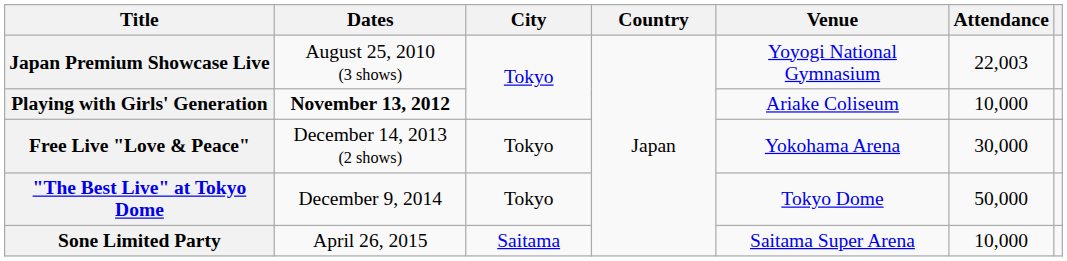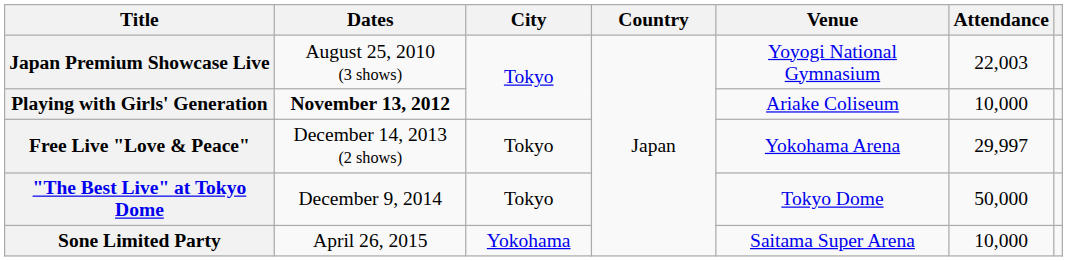(1001, 145) 30,000 -> (1001, 145) 29,997
(529, 240) Saitama -> (529, 240) Yokohama
